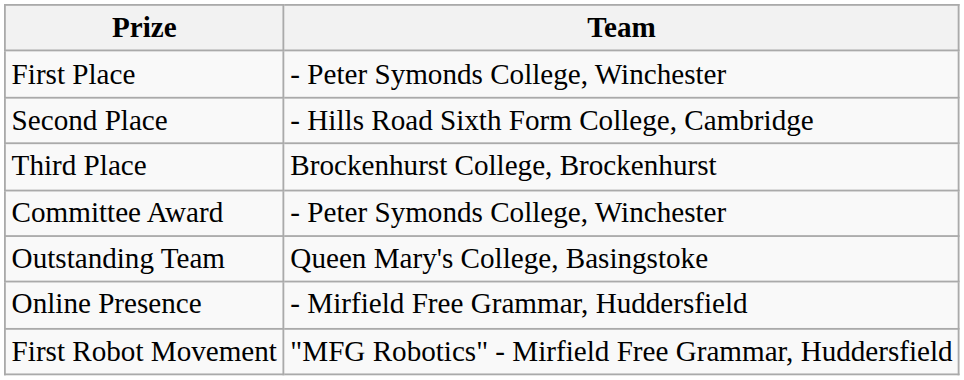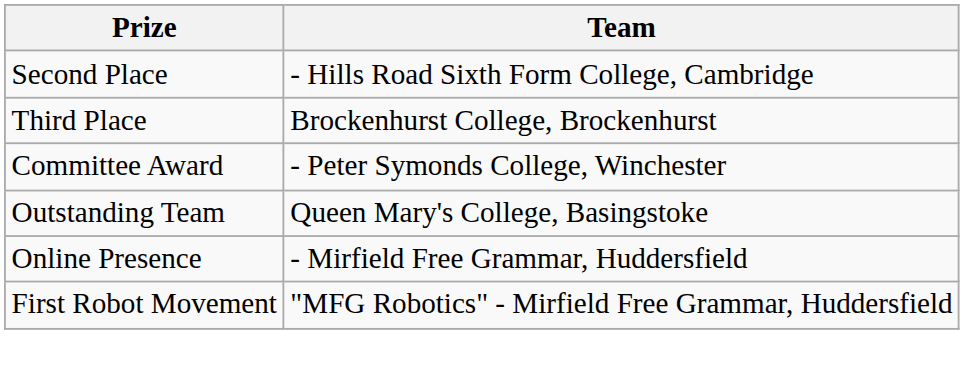- row: (74, 73)
